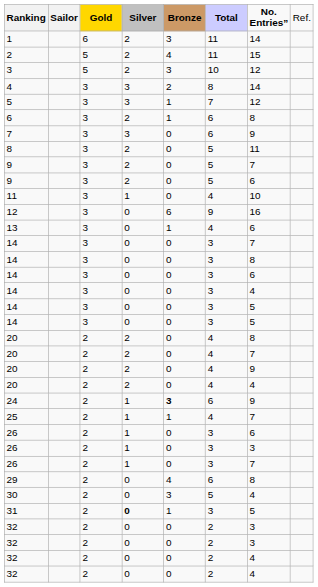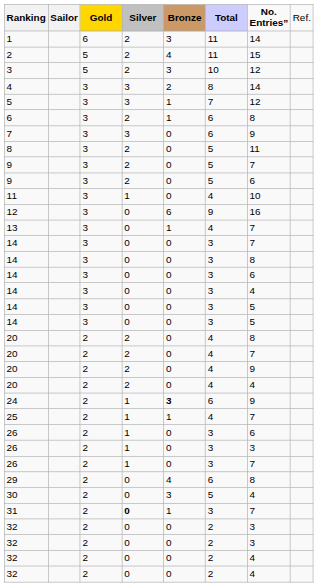(252, 228) 6 -> (252, 228) 7
(252, 511) 5 -> (252, 511) 7
